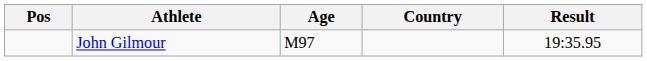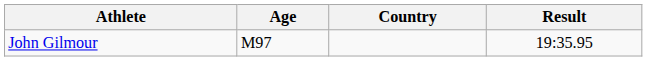- column: (39, 17)
